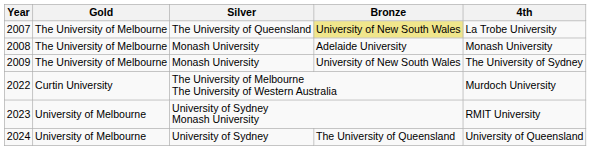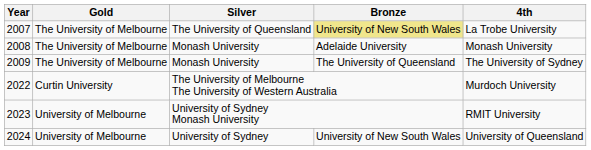(388, 63) University of New South Wales -> (386, 63) The University of Queensland
(386, 137) The University of Queensland -> (388, 137) University of New South Wales
